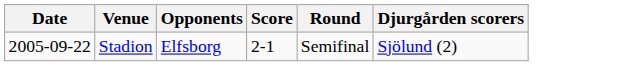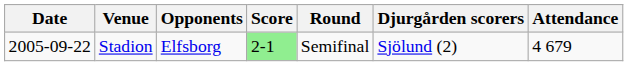+ column: (575, 18)
(263, 46) no background -> (263, 46) lightgreen background
